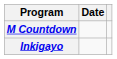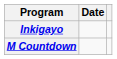rows swapped: (42, 29) <-> (42, 46)
